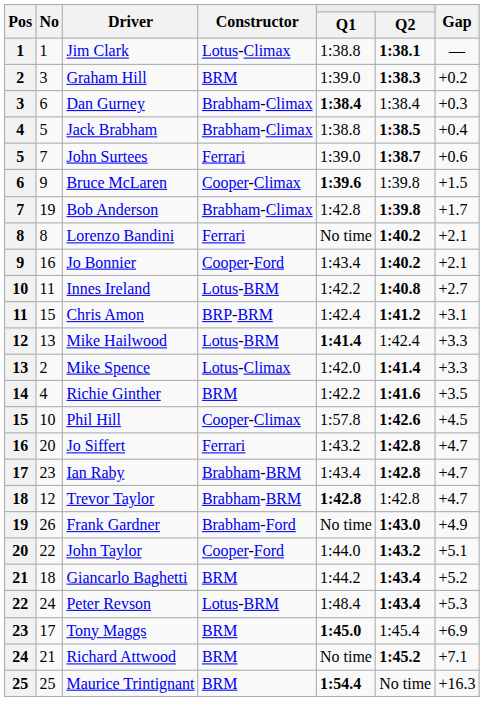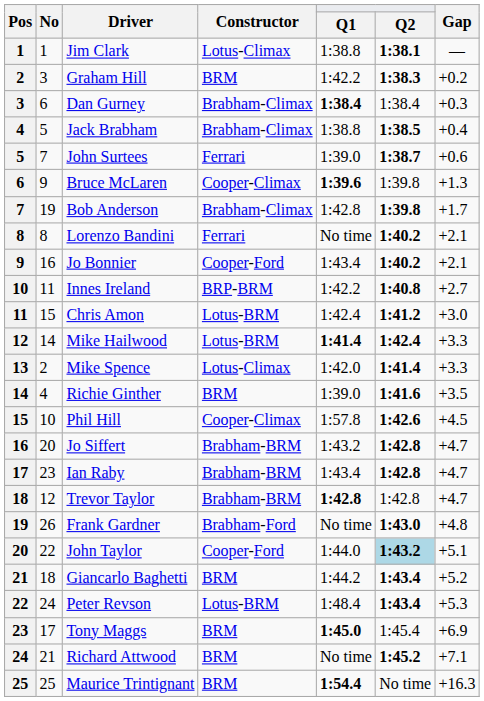(340, 77) 1:39.0 -> (340, 77) 1:42.2
(453, 183) +1.5 -> (453, 183) +1.3
(240, 288) Lotus-BRM -> (237, 288) BRP-BRM
(237, 314) BRP-BRM -> (240, 314) Lotus-BRM
(453, 314) +3.1 -> (453, 314) +3.0
(48, 341) 13 -> (48, 341) 14
(399, 341) normal -> (400, 341) bold
(340, 393) 1:42.2 -> (340, 393) 1:39.0
(224, 446) Ferrari -> (252, 446) Brabham-BRM
(453, 525) +4.9 -> (453, 525) +4.8
(400, 551) no background -> (400, 551) lightblue background
